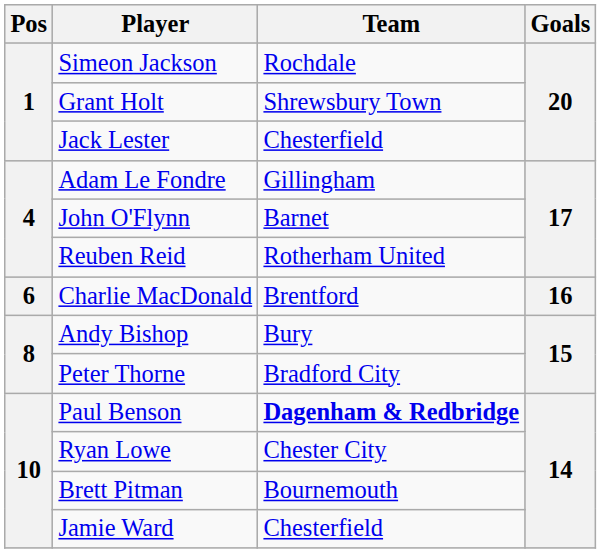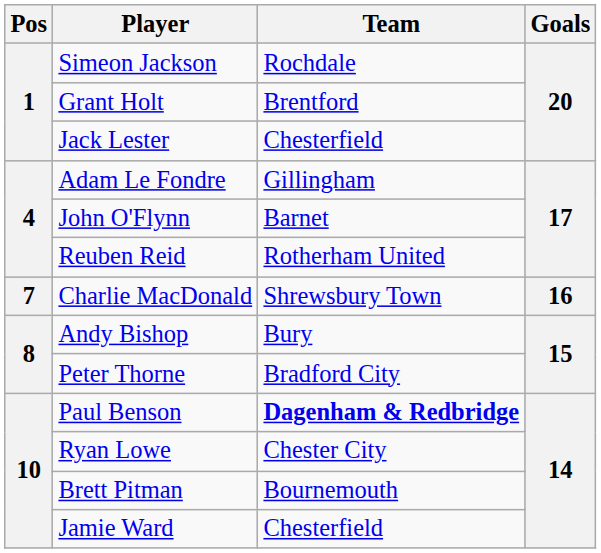(352, 101) Shrewsbury Town -> (311, 101) Brentford
(29, 295) 6 -> (29, 295) 7
(311, 295) Brentford -> (352, 295) Shrewsbury Town
